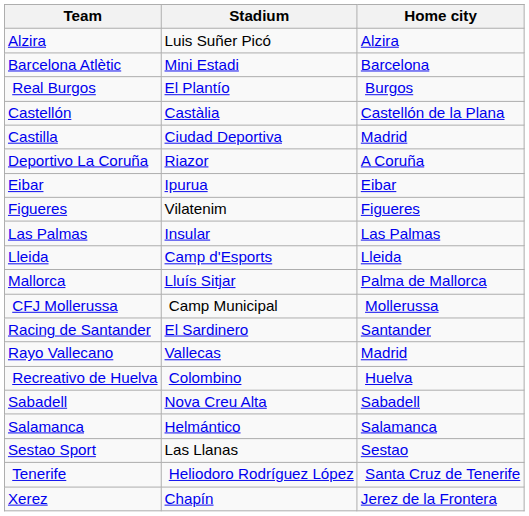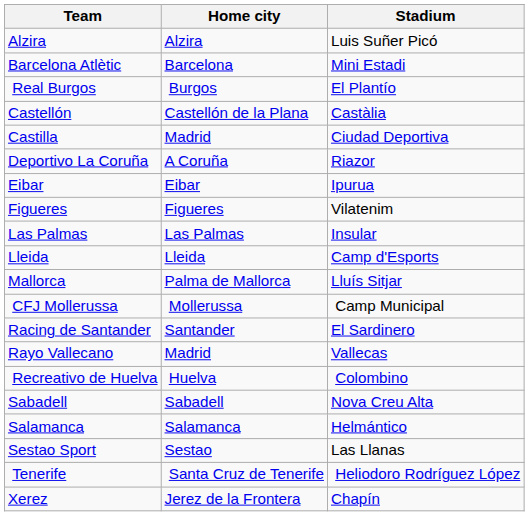columns swapped: (441, 16) <-> (259, 16)
